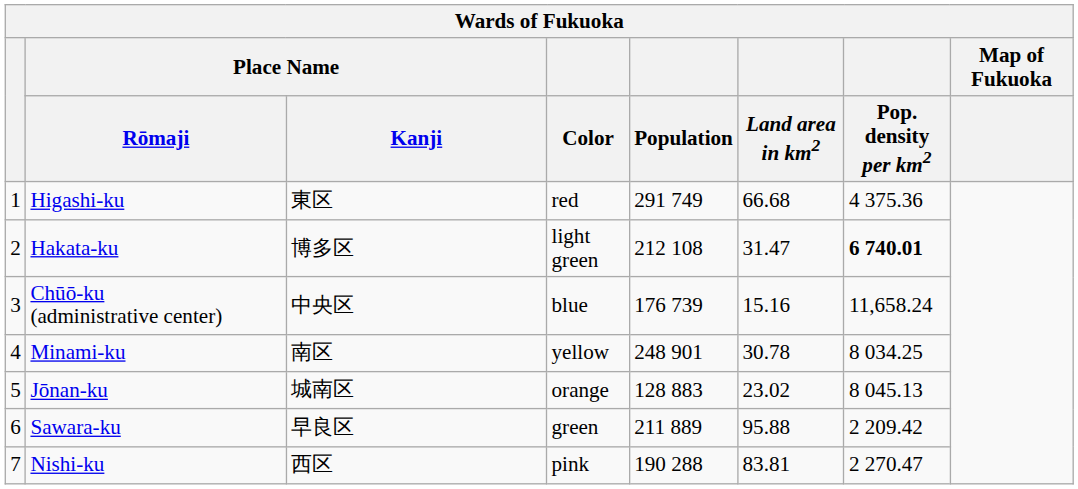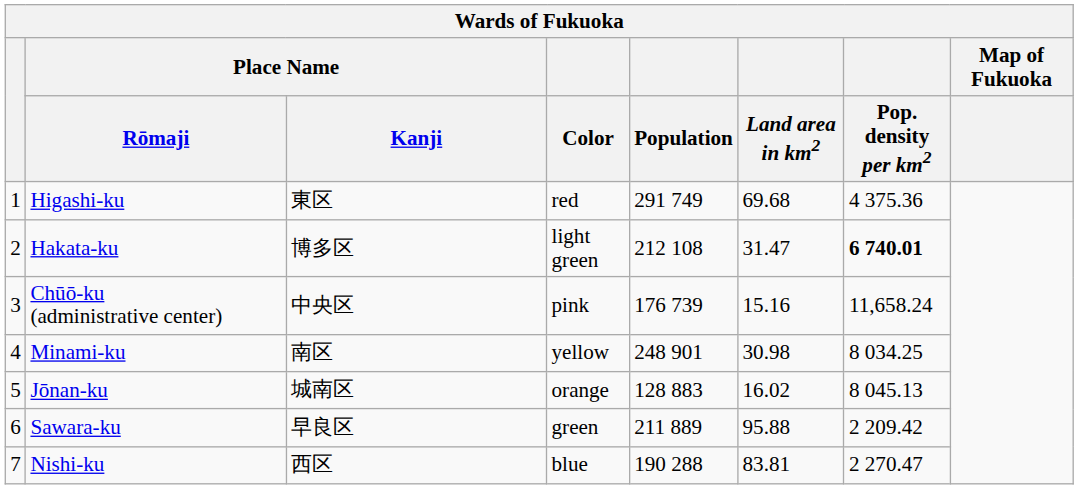(766, 200) 66.68 -> (766, 200) 69.68
(570, 305) blue -> (570, 305) pink
(766, 352) 30.78 -> (766, 352) 30.98
(766, 390) 23.02 -> (766, 390) 16.02
(570, 465) pink -> (570, 465) blue
